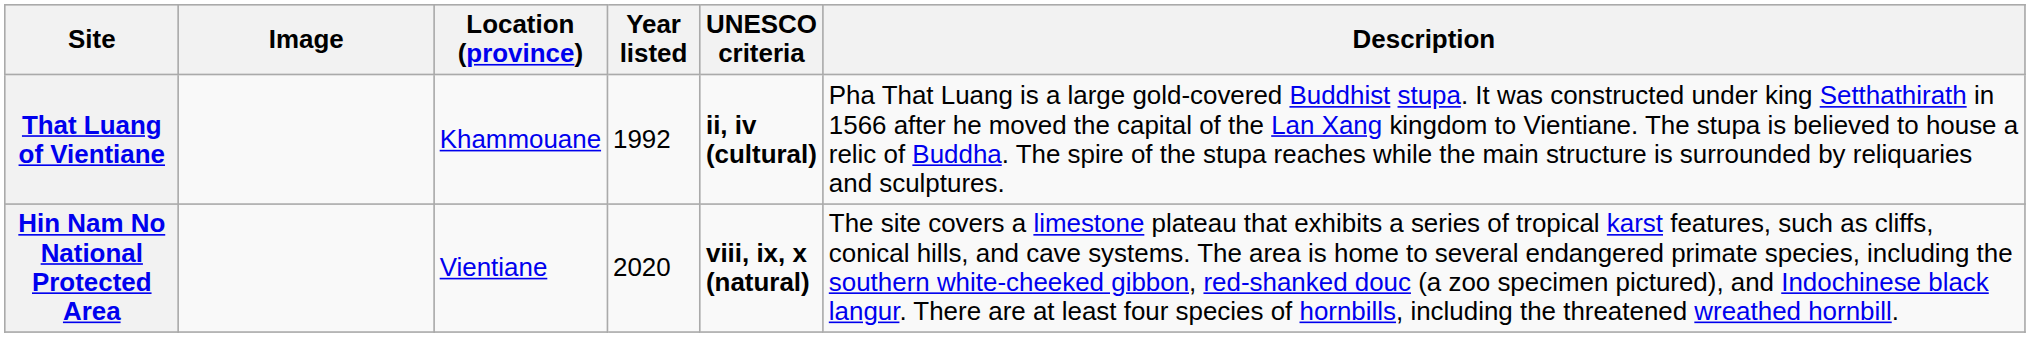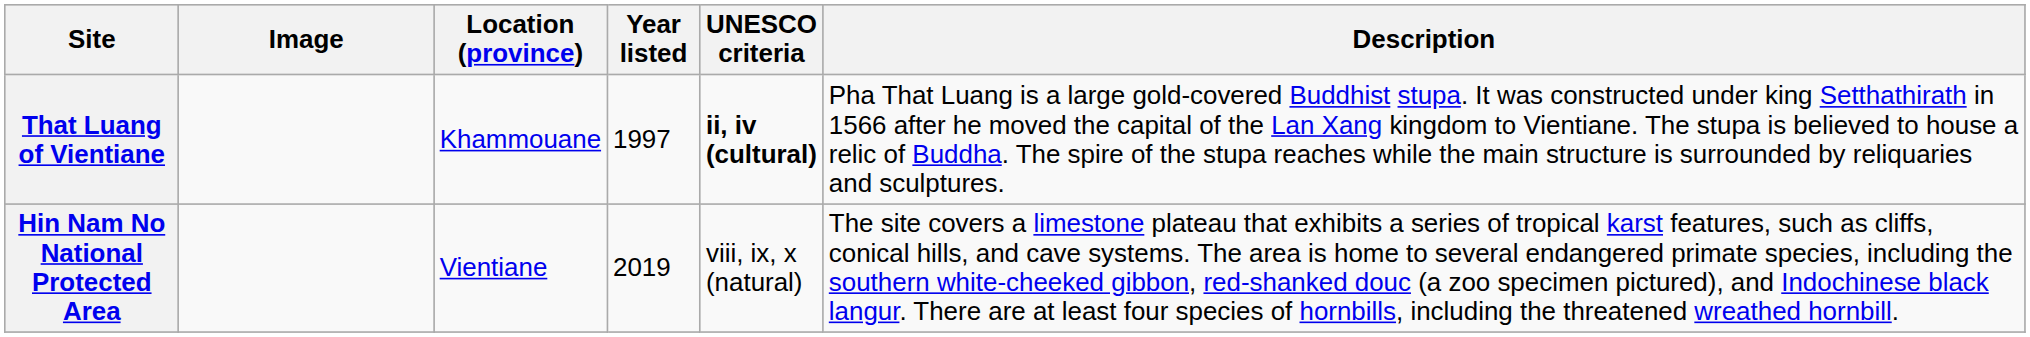(642, 139) 1992 -> (642, 139) 1997
(642, 267) 2020 -> (642, 267) 2019
(758, 267) bold -> (754, 267) normal
